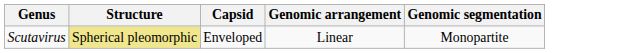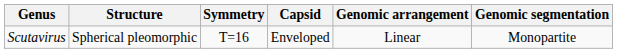+ column: (234, 15)
(135, 37) khaki background -> (135, 37) no background
